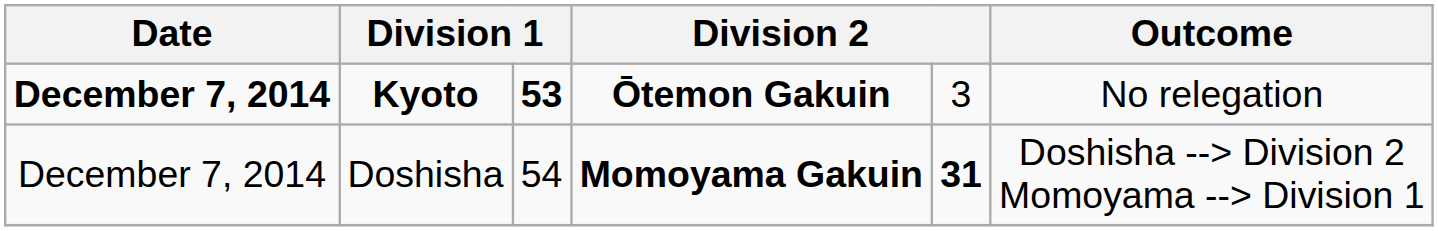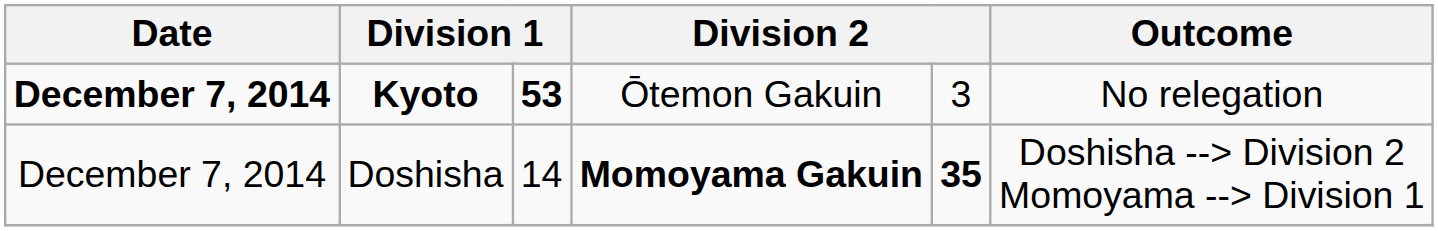(751, 93) bold -> (751, 93) normal
(542, 174) 54 -> (542, 174) 14
(961, 174) 31 -> (961, 174) 35
